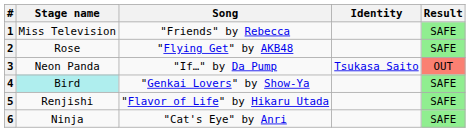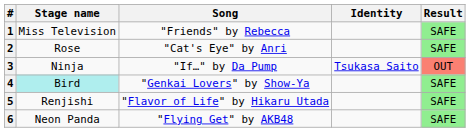(225, 48) "Flying Get" by AKB48 -> (225, 48) "Cat's Eye" by Anri
(67, 66) Neon Panda -> (67, 66) Ninja
(67, 119) Ninja -> (67, 119) Neon Panda
(225, 119) "Cat's Eye" by Anri -> (225, 119) "Flying Get" by AKB48
